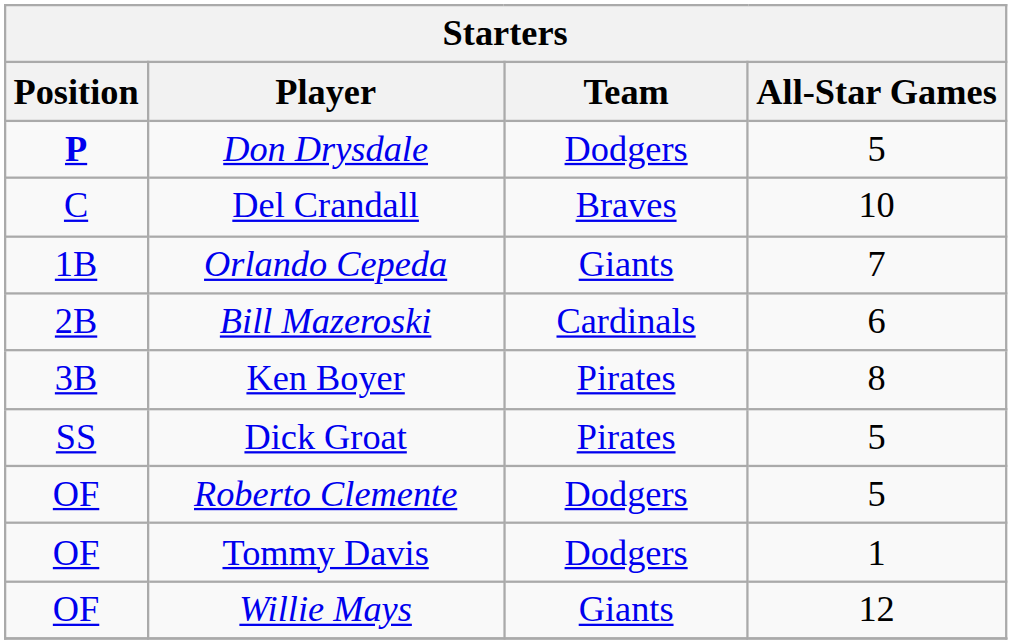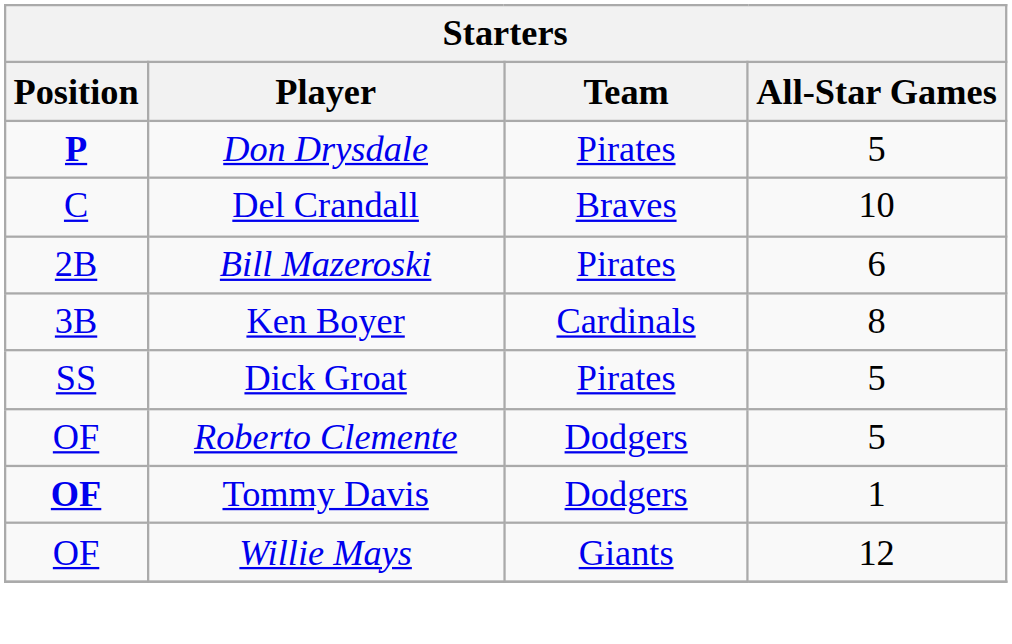(626, 148) Dodgers -> (626, 148) Pirates
- row: (326, 263)
(626, 321) Cardinals -> (626, 263) Pirates
(626, 378) Pirates -> (626, 321) Cardinals
(76, 551) normal -> (76, 494) bold
